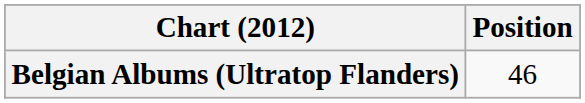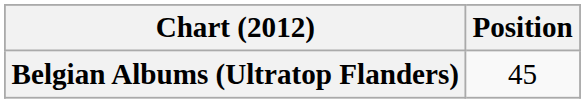(523, 73) 46 -> (523, 73) 45
